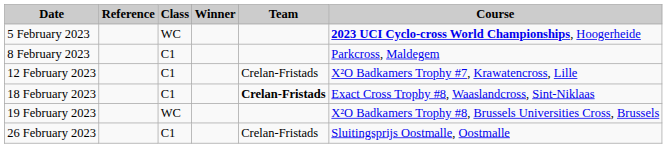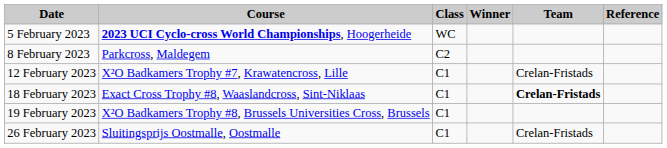columns swapped: (495, 14) <-> (128, 14)
(168, 53) C1 -> (443, 53) C2
(171, 113) WC -> (443, 113) C1
